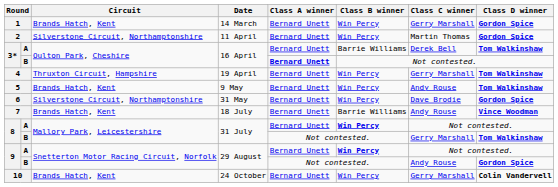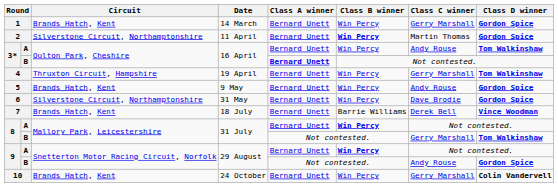(358, 36) normal -> (358, 36) bold
(372, 49) Barrie Williams -> (358, 49) Win Percy
(433, 49) Derek Bell -> (433, 49) Andy Rouse
(511, 87) Tom Walkinshaw -> (506, 87) Gordon Spice
(433, 112) Andy Rouse -> (433, 112) Derek Bell
